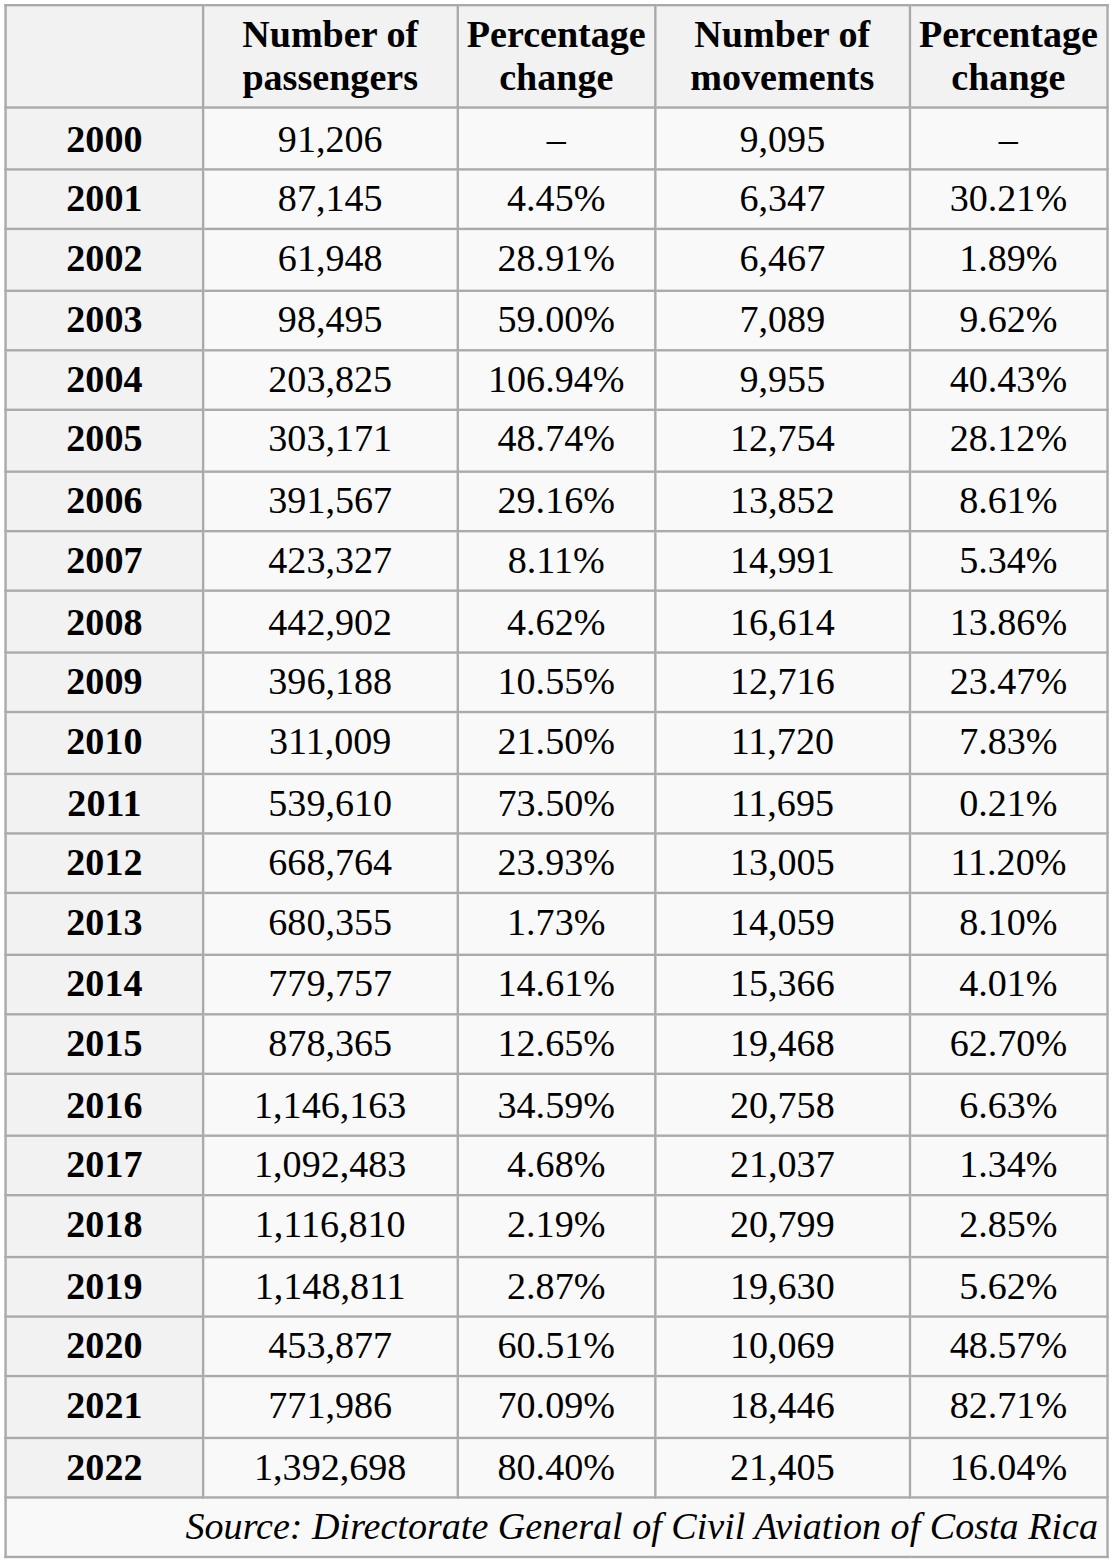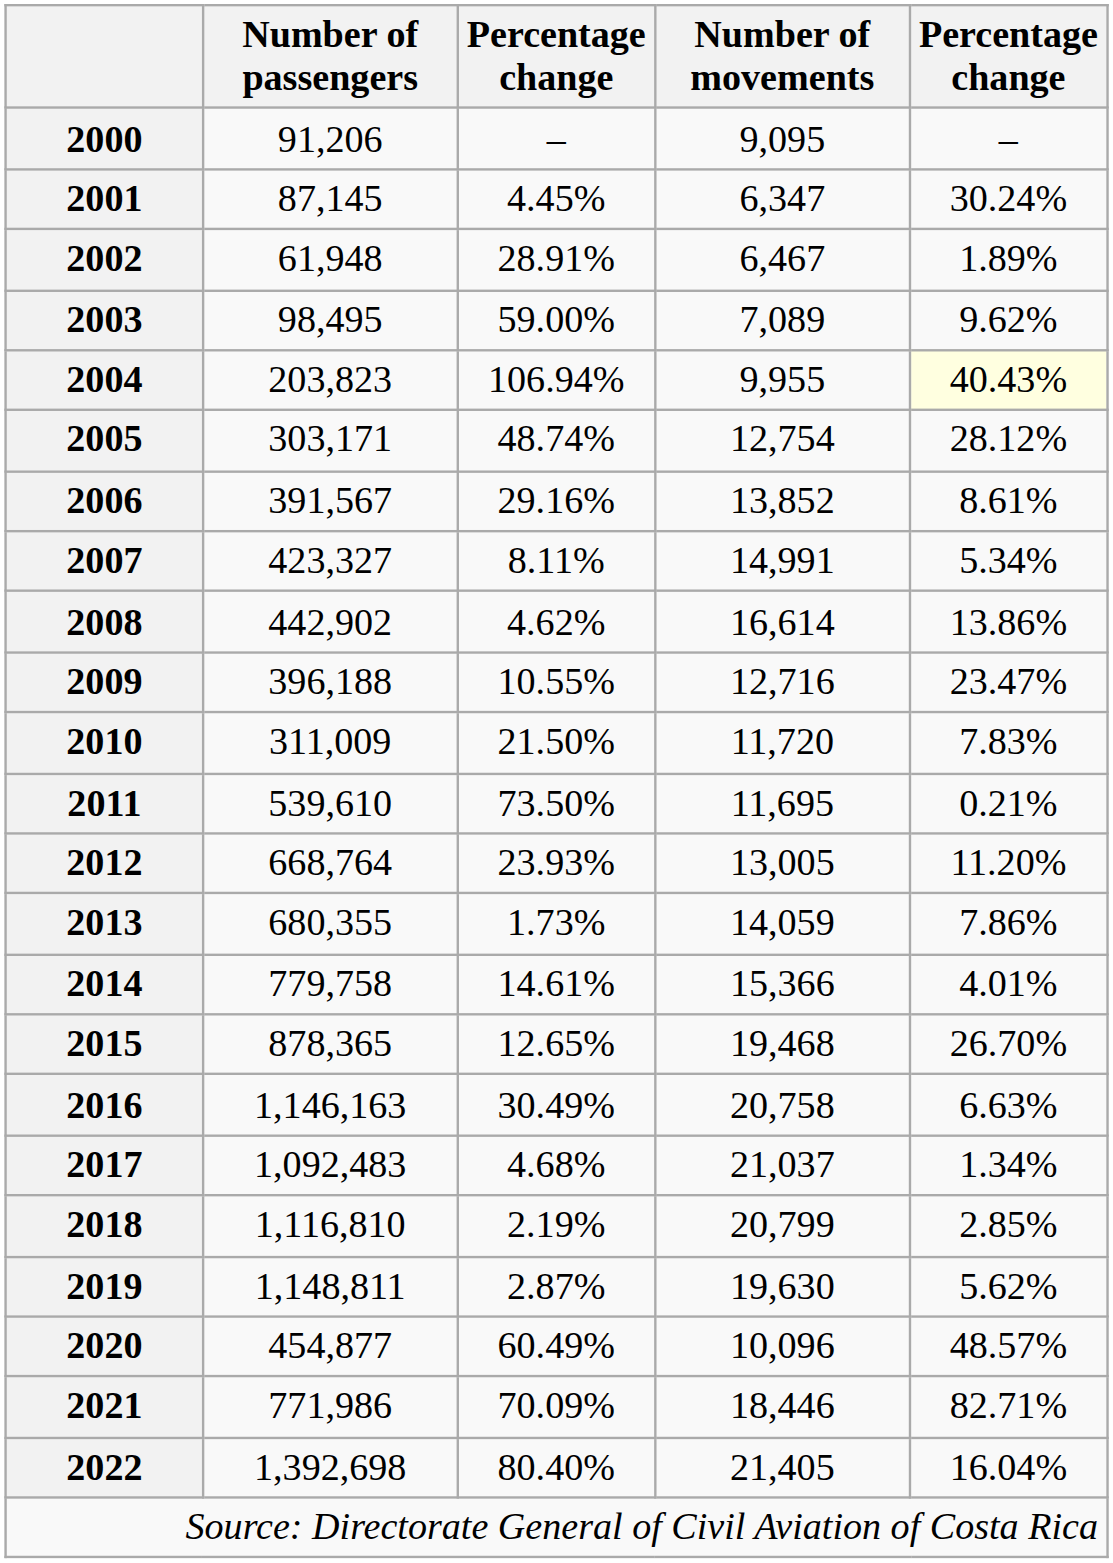(1008, 198) 30.21% -> (1008, 198) 30.24%
(330, 379) 203,825 -> (330, 379) 203,823
(1008, 379) no background -> (1008, 379) lightyellow background
(1008, 923) 8.10% -> (1008, 923) 7.86%
(330, 983) 779,757 -> (330, 983) 779,758
(1008, 1043) 62.70% -> (1008, 1043) 26.70%
(556, 1104) 34.59% -> (556, 1104) 30.49%
(330, 1345) 453,877 -> (330, 1345) 454,877
(556, 1345) 60.51% -> (556, 1345) 60.49%
(782, 1345) 10,069 -> (782, 1345) 10,096
